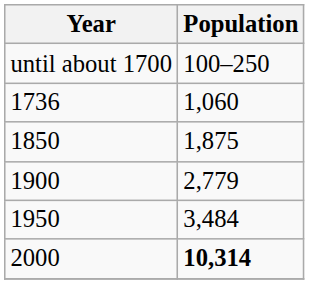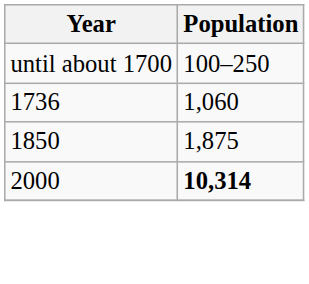- row: (35, 180)
- row: (35, 219)
